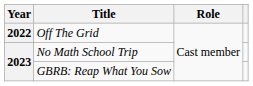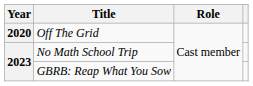(19, 33) 2022 -> (19, 33) 2020
